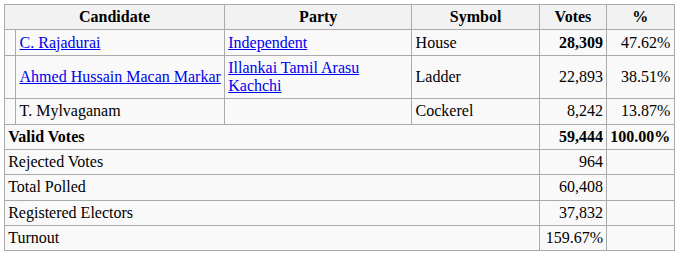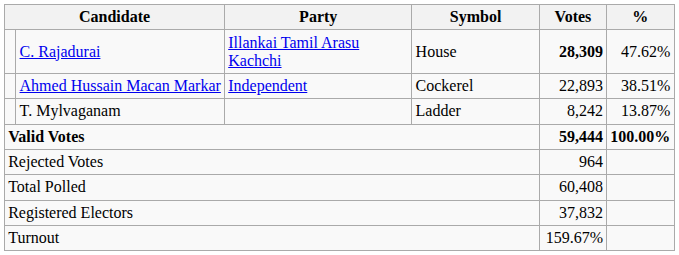(268, 42) Independent -> (294, 51) Illankai Tamil Arasu Kachchi
(294, 76) Illankai Tamil Arasu Kachchi -> (268, 85) Independent
(438, 76) Ladder -> (444, 85) Cockerel
(444, 111) Cockerel -> (438, 111) Ladder
